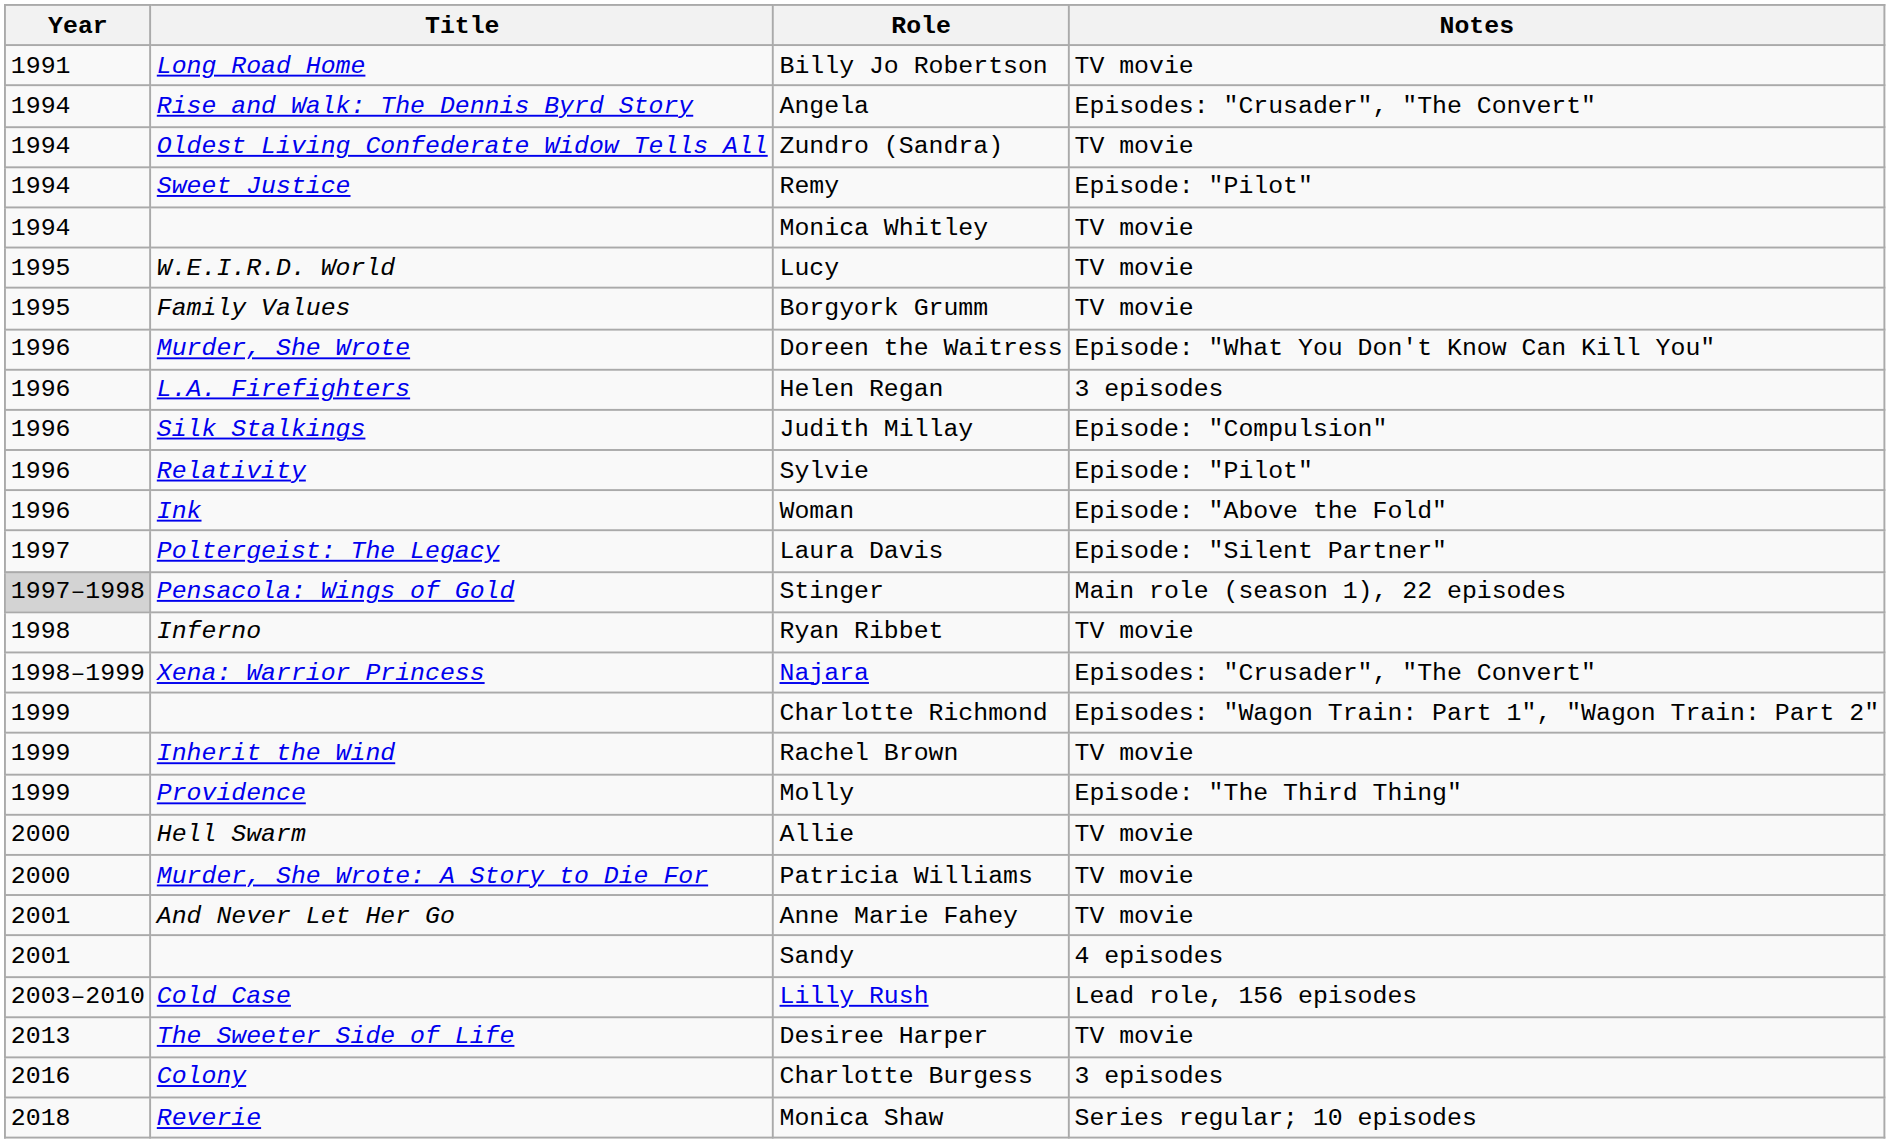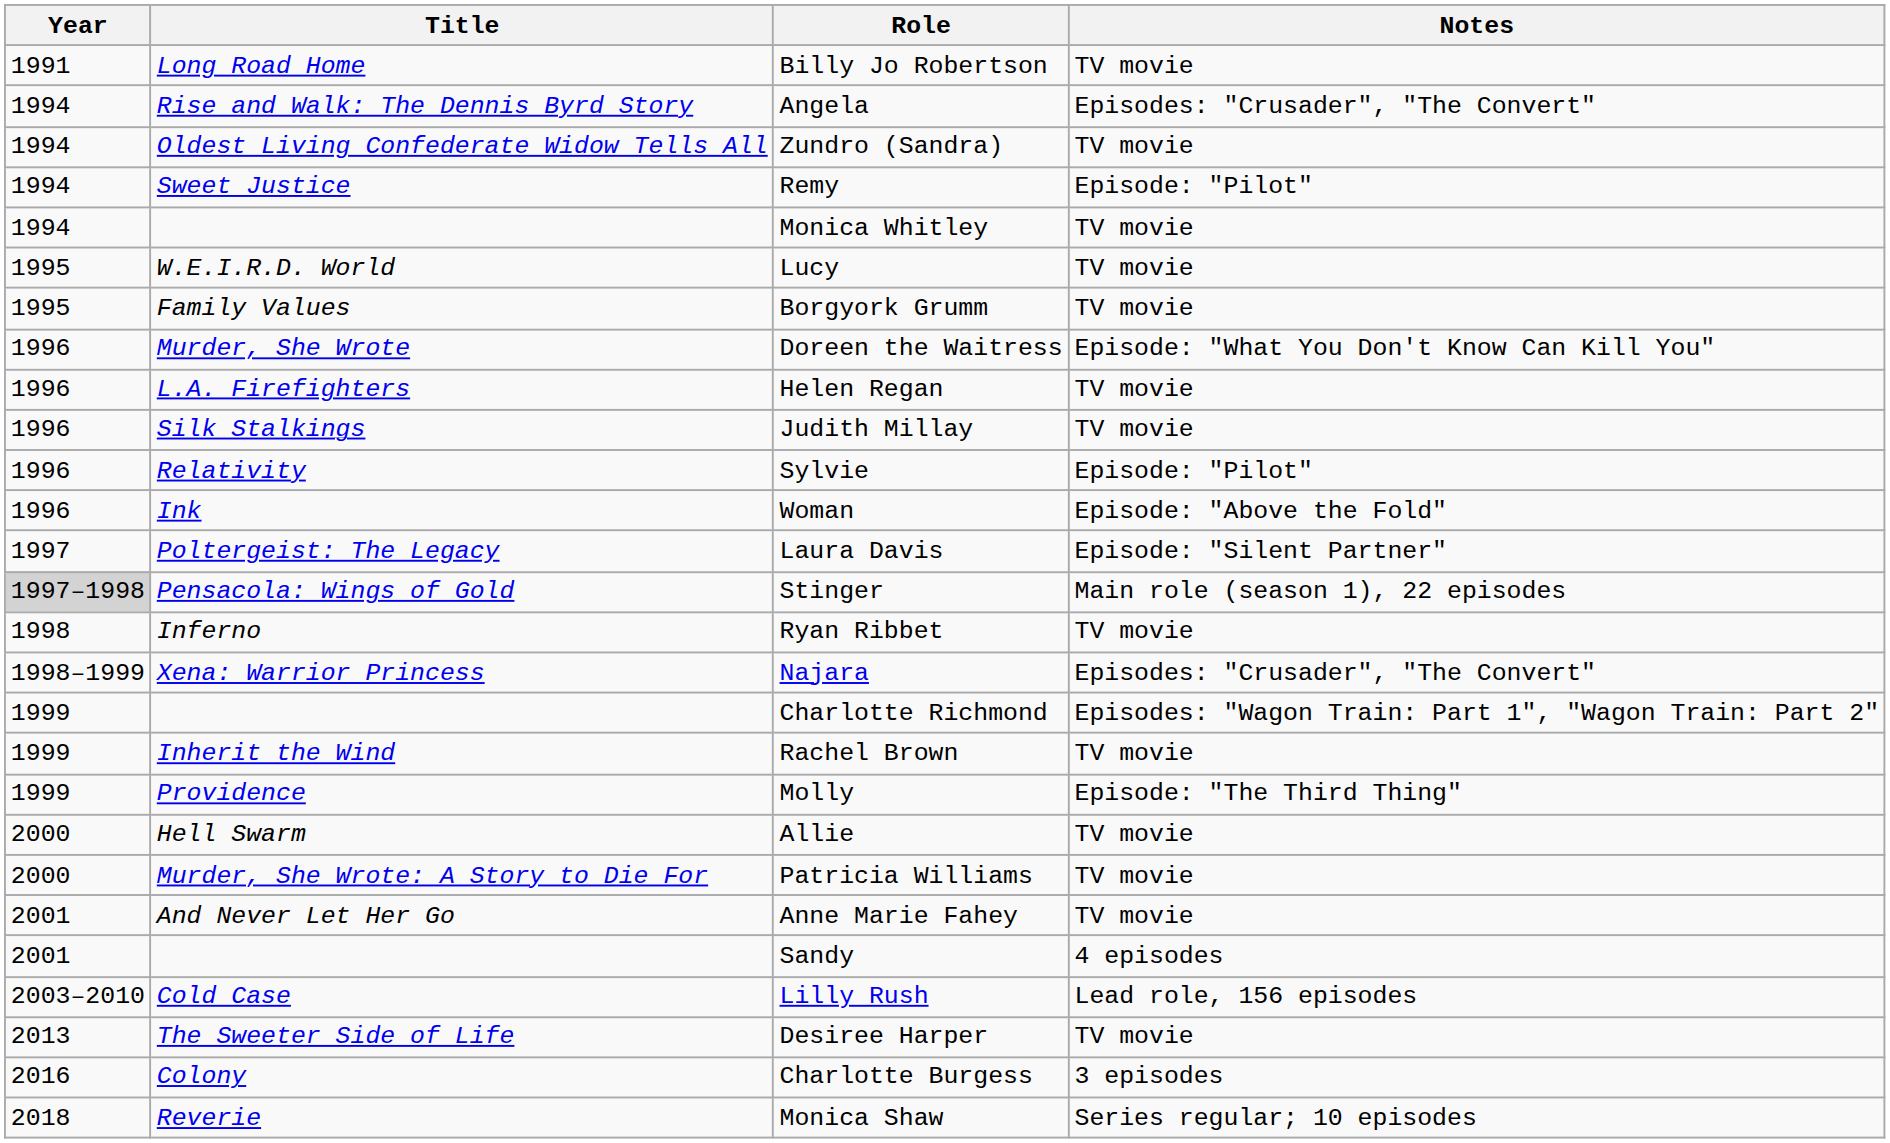(1149, 389) 3 episodes -> (1134, 389) TV movie
(1231, 430) Episode: "Compulsion" -> (1134, 430) TV movie
